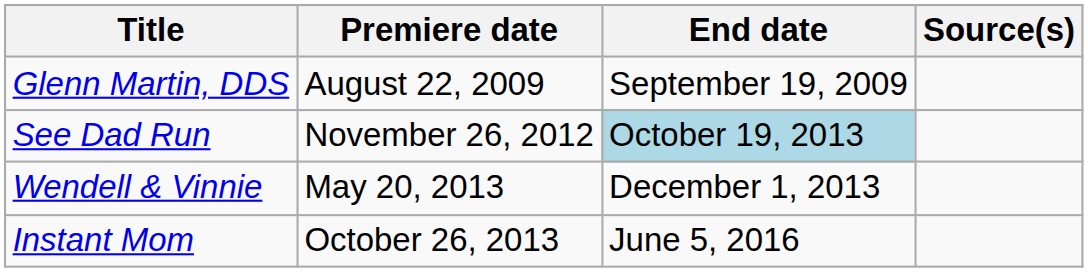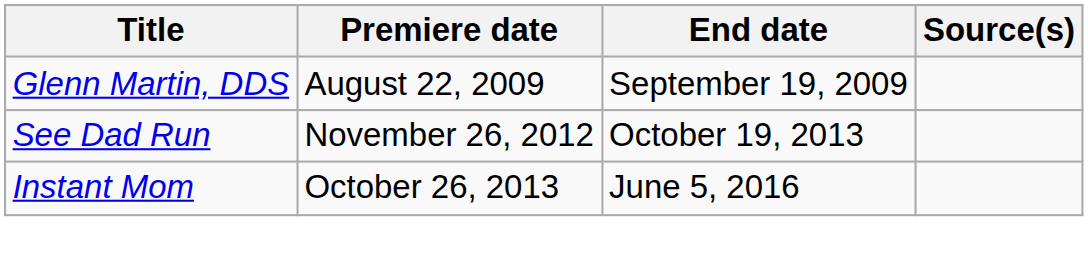(736, 135) lightblue background -> (736, 135) no background
- row: (138, 187)
